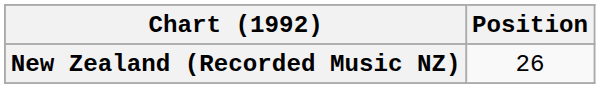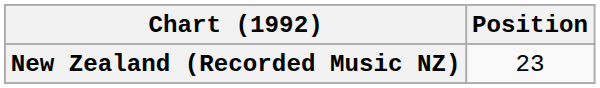(530, 64) 26 -> (530, 64) 23
